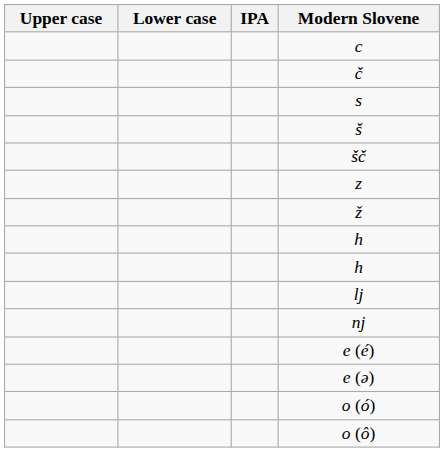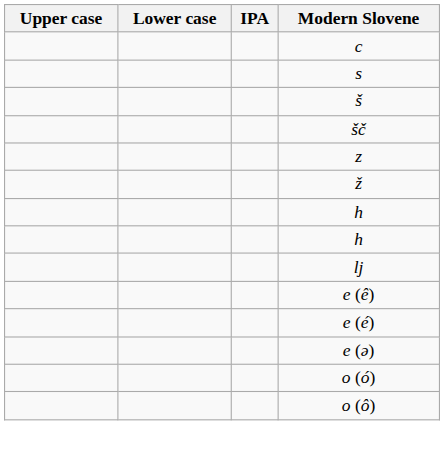- row: (61, 74)
- row: (61, 323)
+ row: (61, 295)
